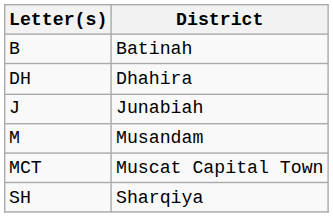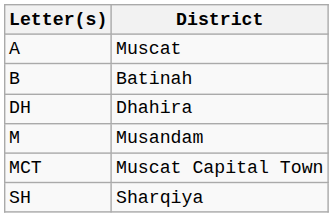+ row: (149, 49)
- row: (160, 109)
